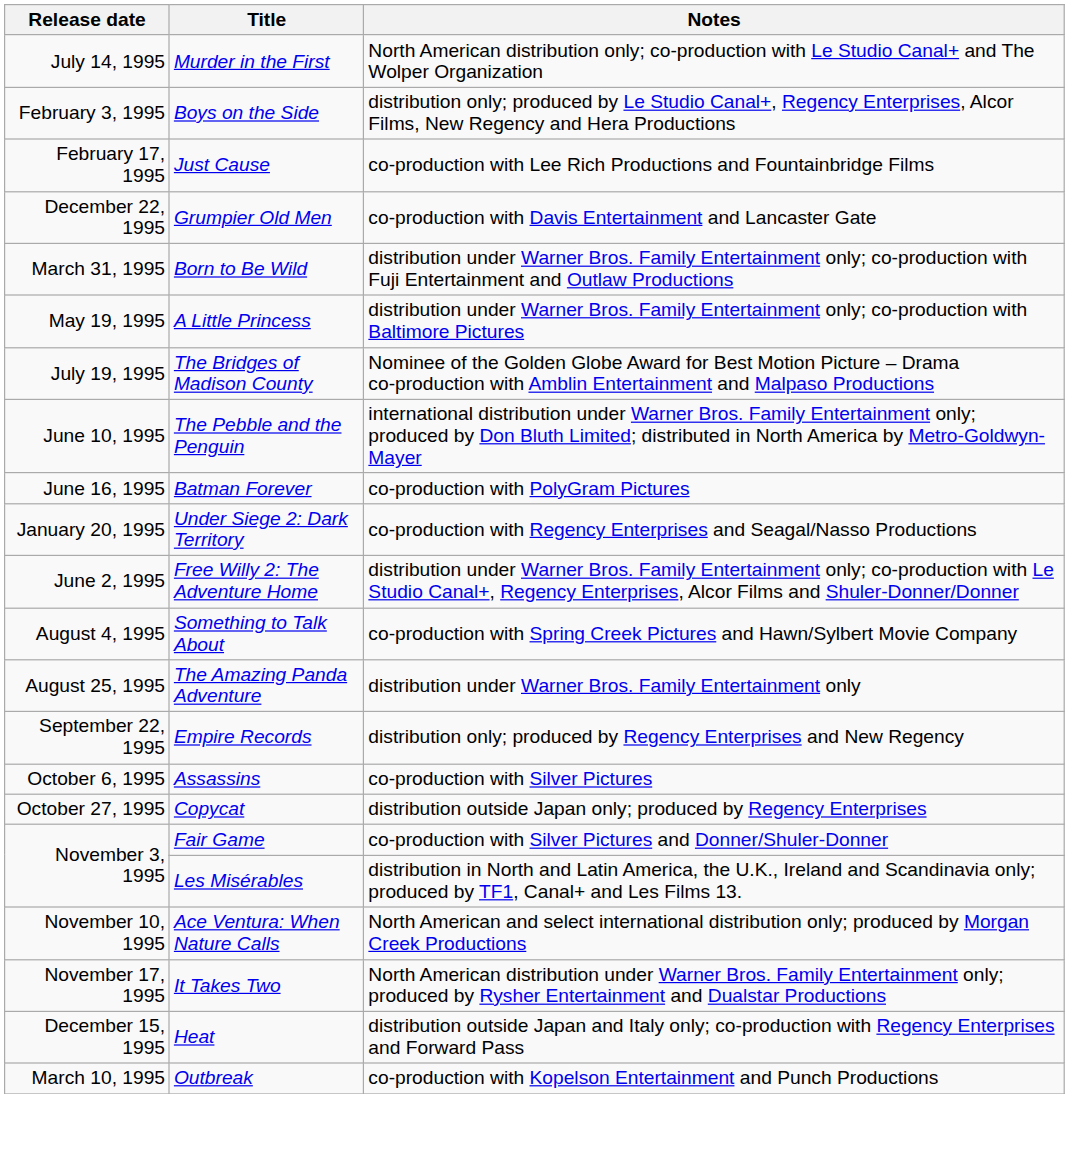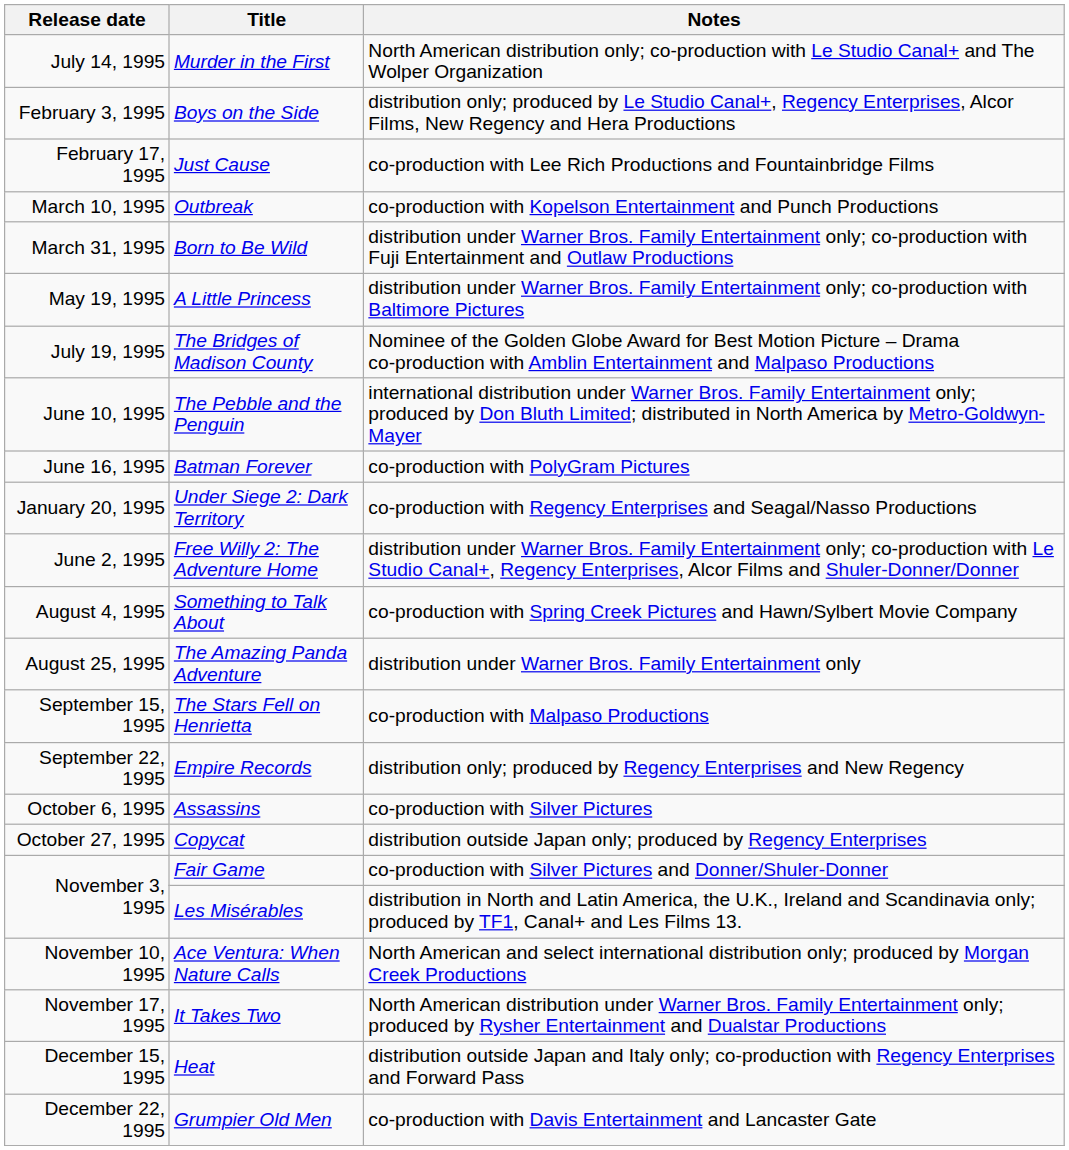rows swapped: (213, 1078) <-> (253, 217)
+ row: (247, 716)
